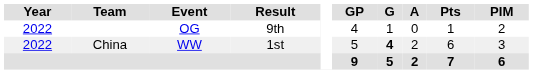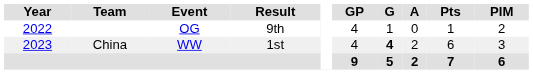(37, 45) 2022 -> (37, 45) 2023
(354, 45) 5 -> (354, 45) 4
